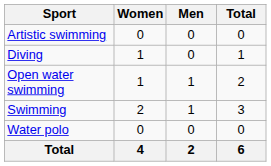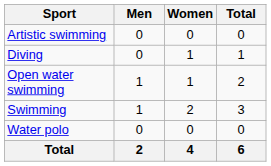columns swapped: (191, 14) <-> (140, 14)
